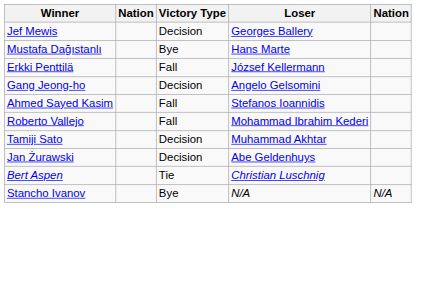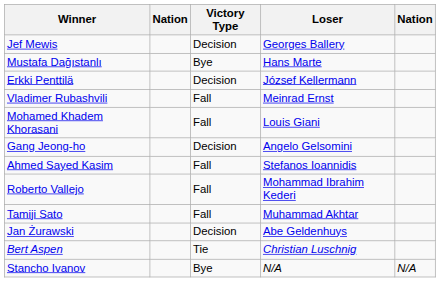(168, 67) Fall -> (215, 80) Decision
+ row: (57, 98)
+ row: (55, 122)
(181, 139) Decision -> (202, 213) Fall
